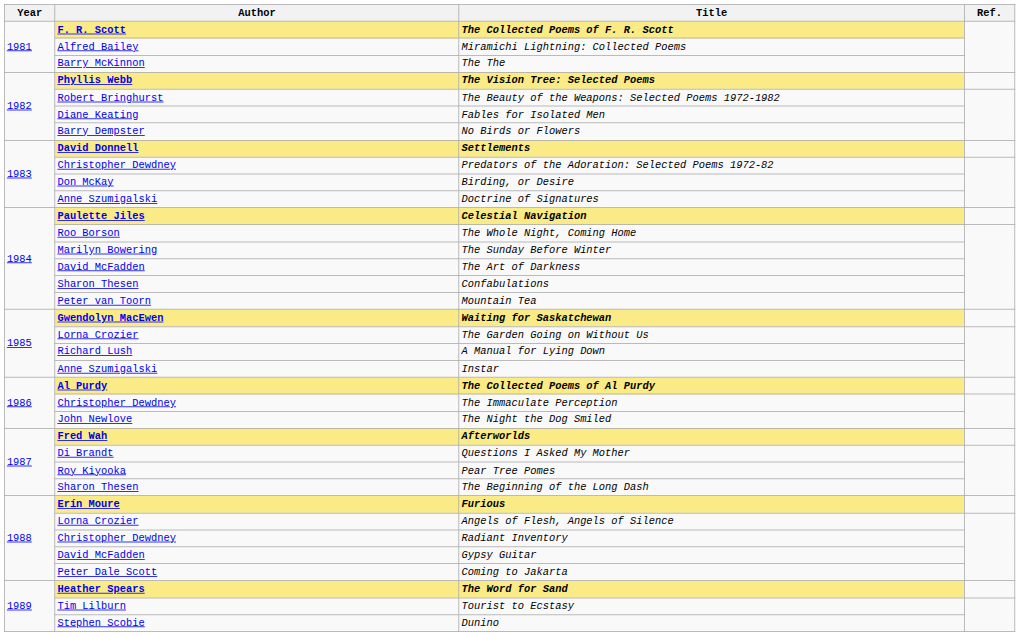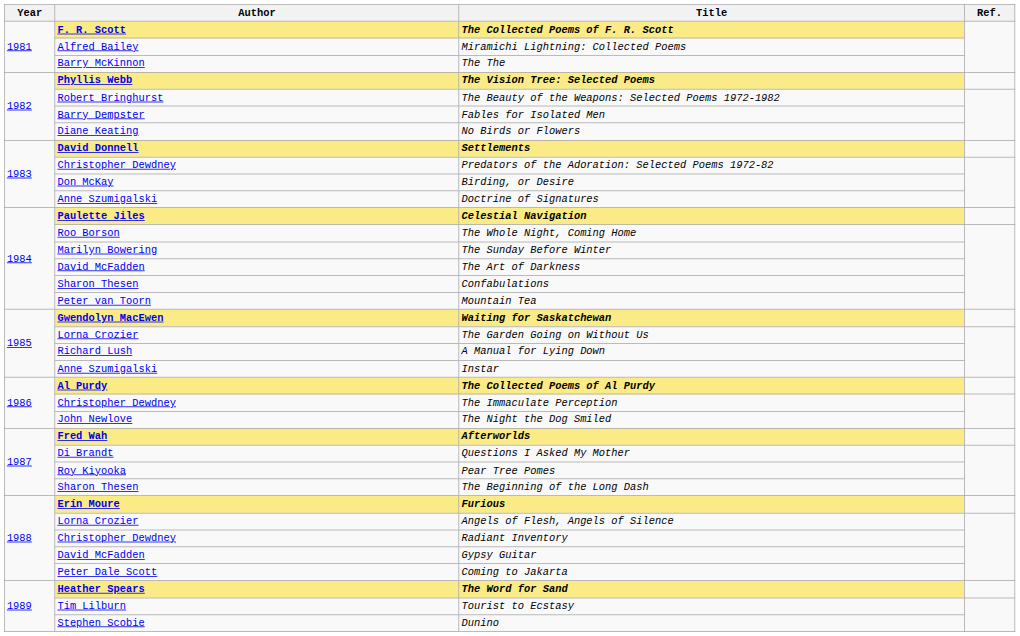(98, 115) Diane Keating -> (101, 115) Barry Dempster
(101, 132) Barry Dempster -> (98, 132) Diane Keating
